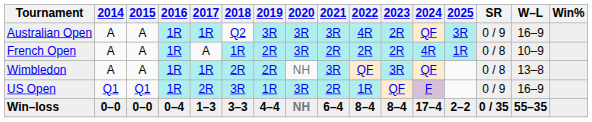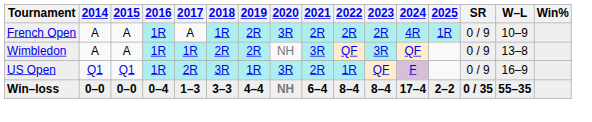- row: (50, 32)
(494, 51) 0 / 8 -> (478, 32) 0 / 9
(494, 70) 0 / 8 -> (478, 51) 0 / 9
